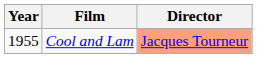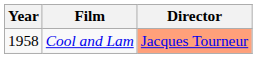(23, 41) 1955 -> (23, 41) 1958
